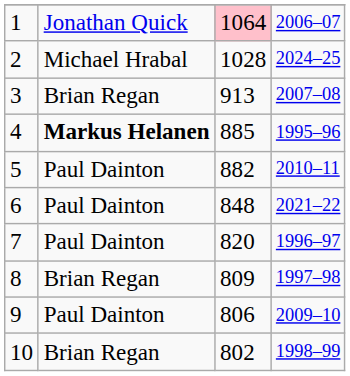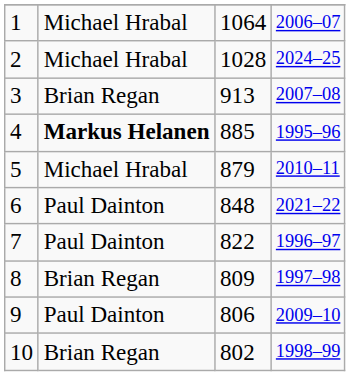(116, 22) Jonathan Quick -> (116, 22) Michael Hrabal
(243, 22) pink background -> (243, 22) no background
(104, 168) Paul Dainton -> (116, 168) Michael Hrabal
(237, 168) 882 -> (237, 168) 879
(237, 242) 820 -> (237, 242) 822
